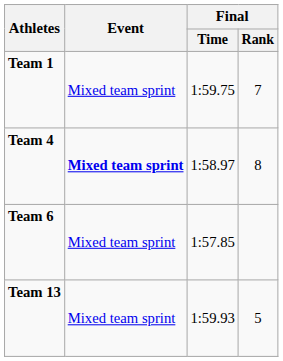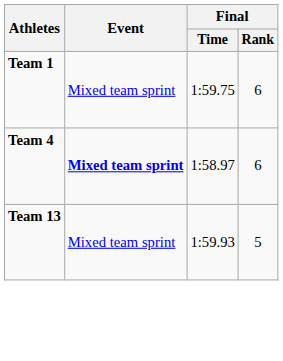(258, 90) 7 -> (258, 90) 6
(258, 166) 8 -> (258, 166) 6
- row: (31, 216)
